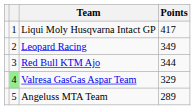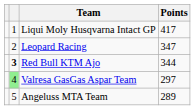(168, 46) 349 -> (168, 46) 347
(14, 63) normal -> (14, 63) bold
(168, 80) 329 -> (168, 80) 297
